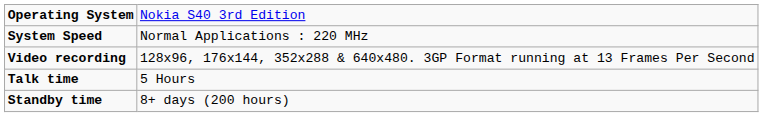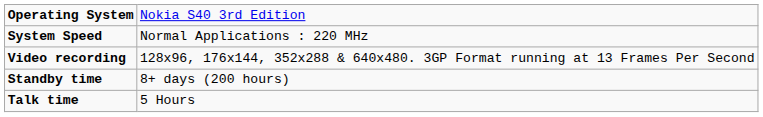rows swapped: (43, 79) <-> (55, 101)
